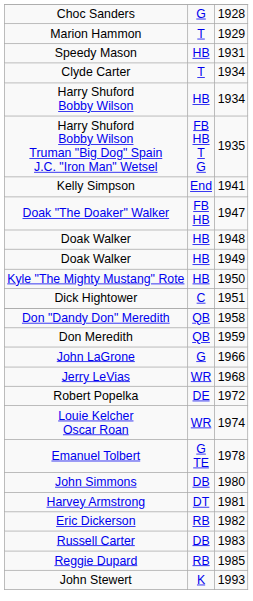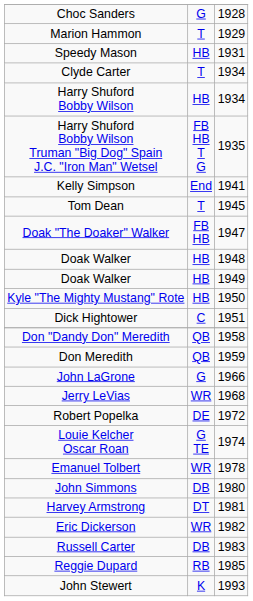+ row: (96, 206)
(201, 422) WR -> (201, 442) G TE
(201, 456) G TE -> (201, 468) WR
(201, 521) RB -> (201, 527) WR
